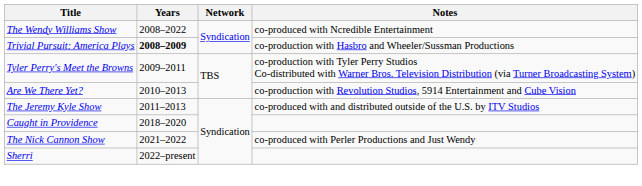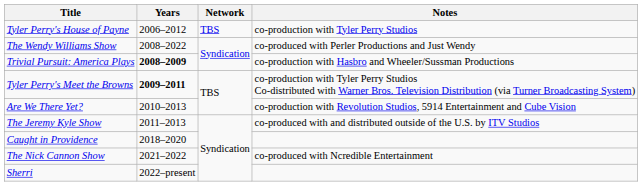+ row: (68, 29)
(344, 29) co-produced with Ncredible Entertainment -> (365, 45) co-produced with Perler Productions and Just Wendy
(163, 68) normal -> (162, 84) bold
(365, 139) co-produced with Perler Productions and Just Wendy -> (344, 156) co-produced with Ncredible Entertainment
